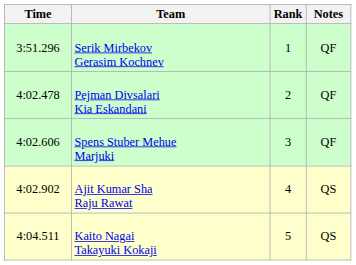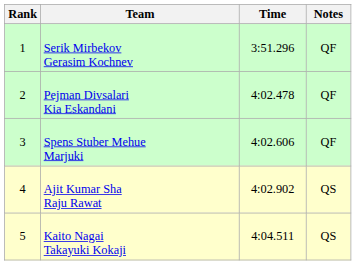columns swapped: (288, 14) <-> (38, 14)
